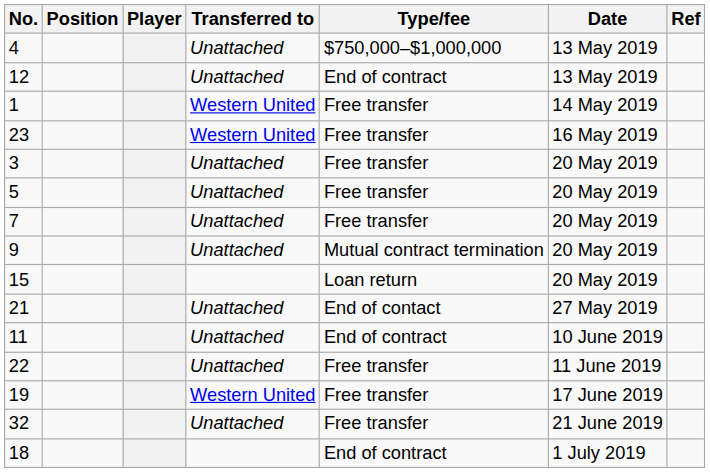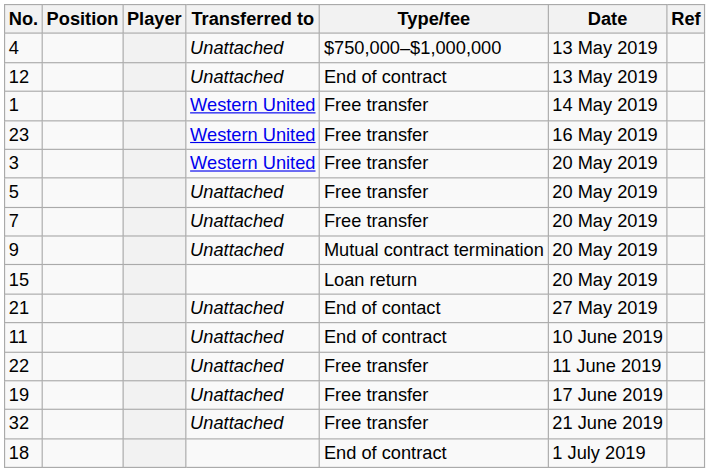(237, 163) Unattached -> (253, 163) Western United
(253, 395) Western United -> (237, 395) Unattached
